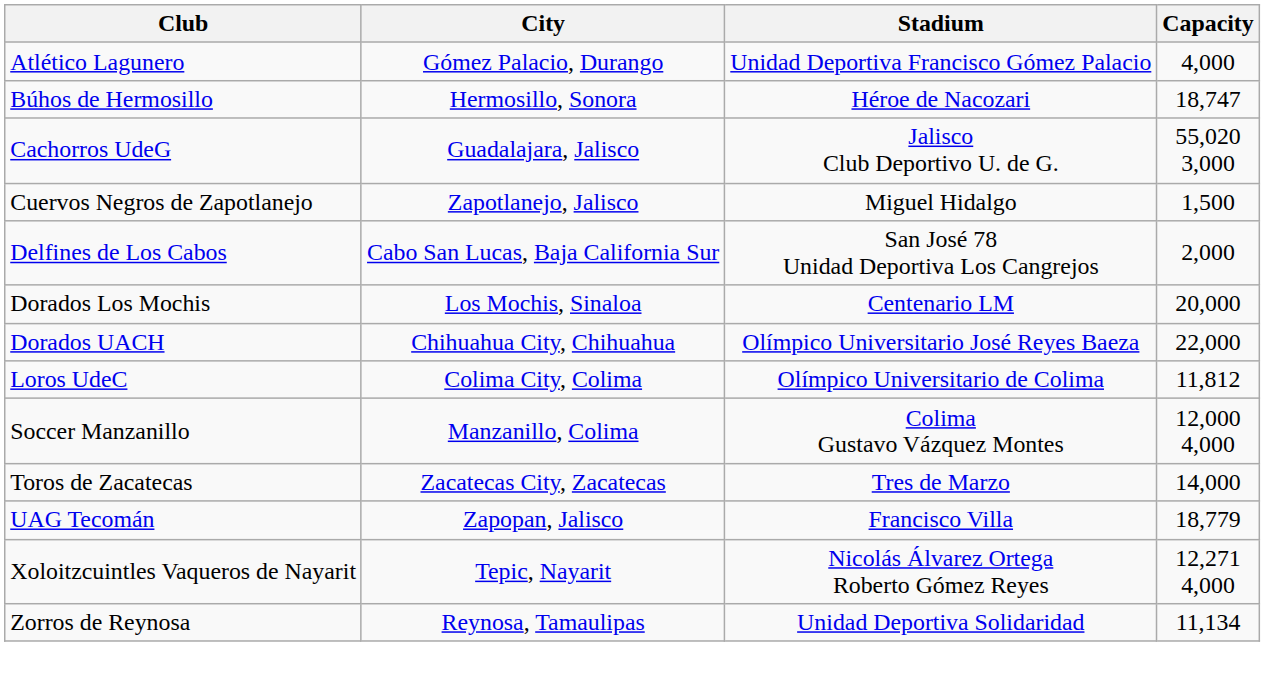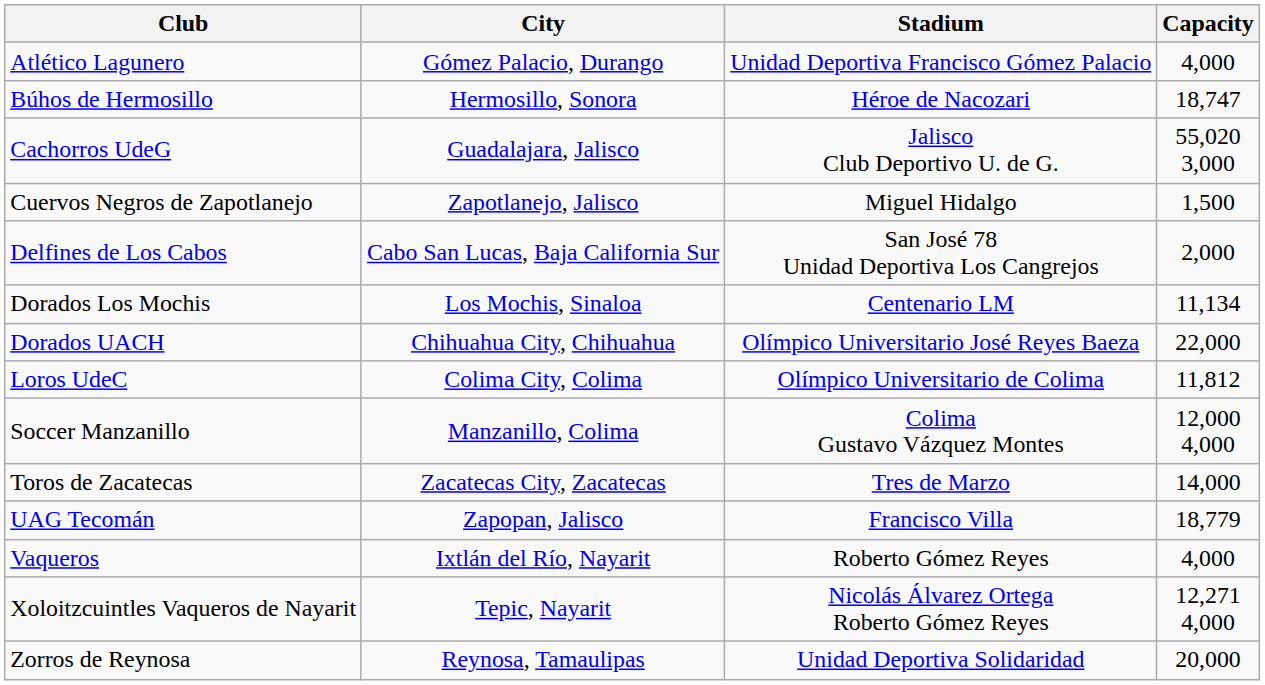(1208, 303) 20,000 -> (1208, 303) 11,134
+ row: (55, 557)
(1208, 622) 11,134 -> (1208, 660) 20,000
